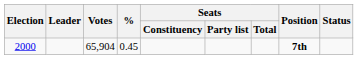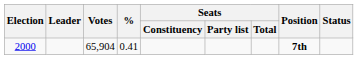(129, 46) 0.45 -> (129, 46) 0.41
